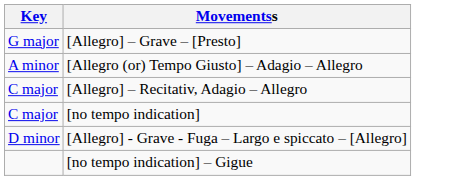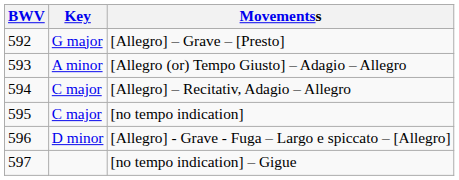+ column: (26, 16)
